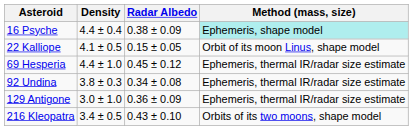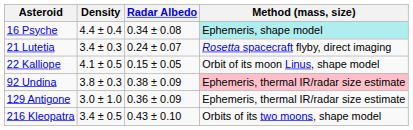(154, 30) 0.38 ± 0.09 -> (154, 30) 0.34 ± 0.08
+ row: (31, 47)
- row: (36, 64)
(154, 82) 0.34 ± 0.08 -> (154, 82) 0.38 ± 0.09
(304, 82) no background -> (304, 82) pink background
